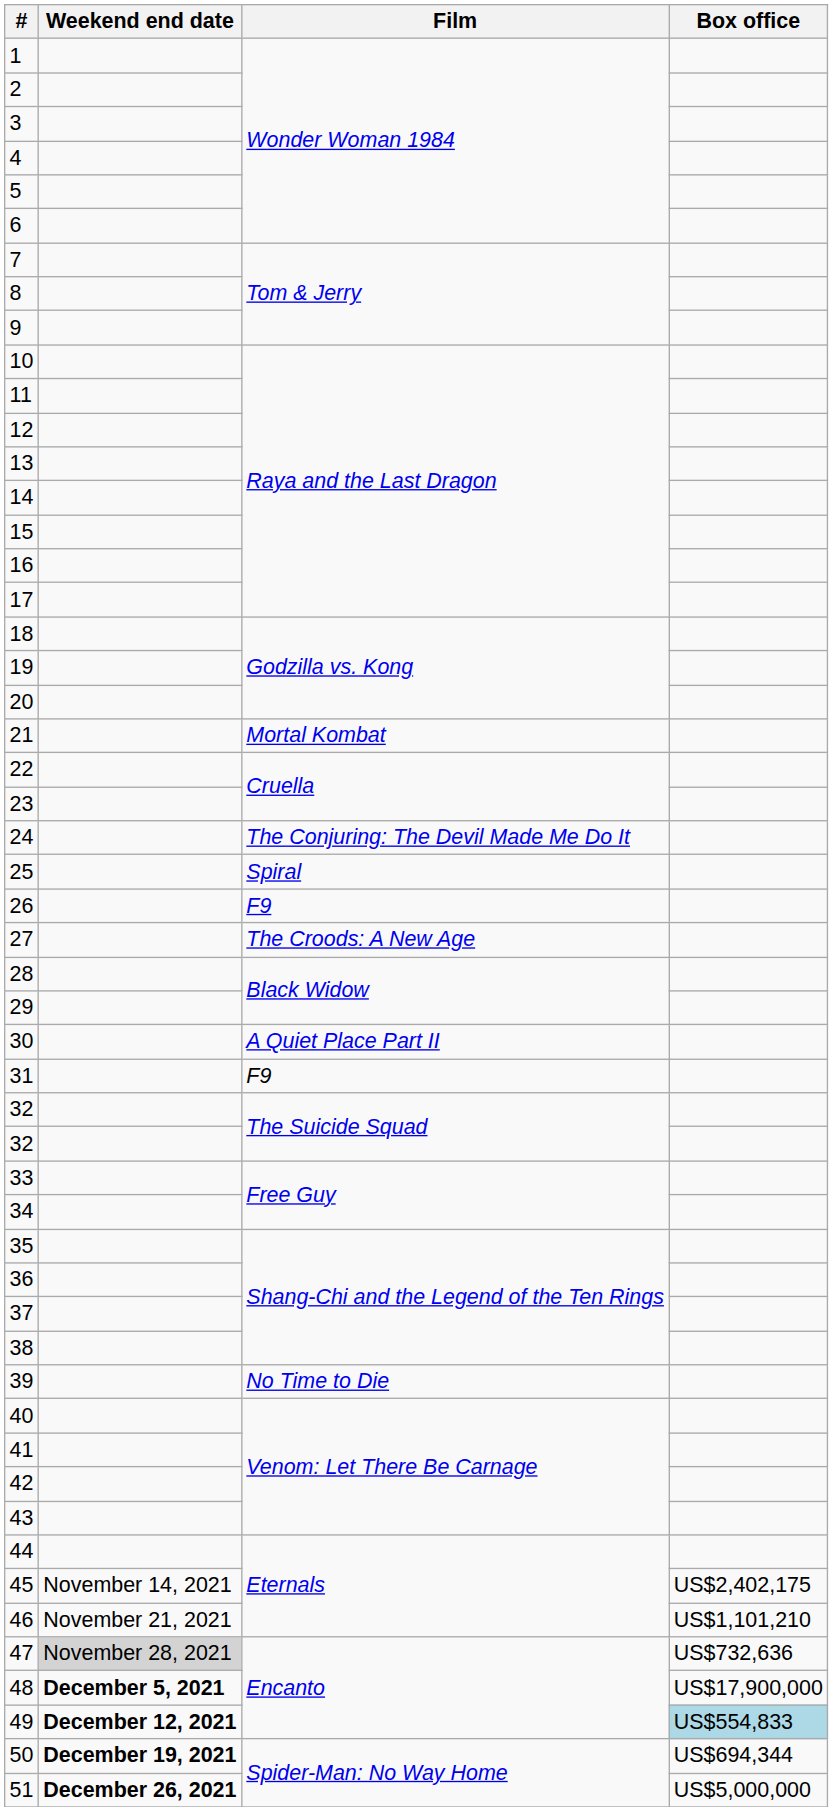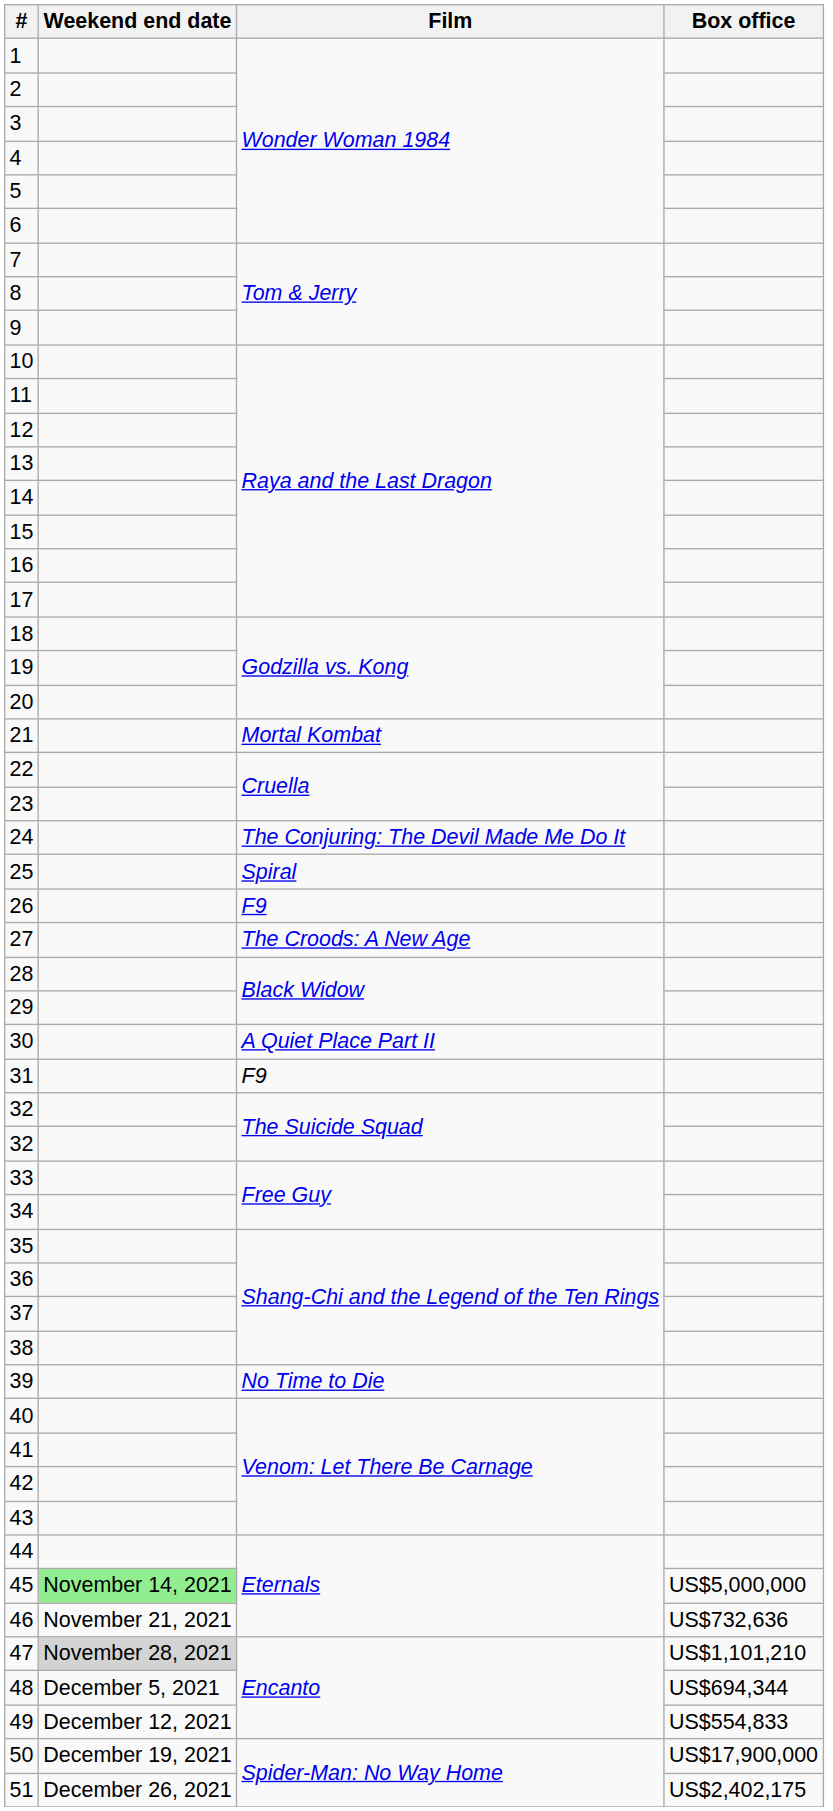(137, 1585) no background -> (137, 1585) lightgreen background
(742, 1585) US$2,402,175 -> (738, 1585) US$5,000,000
(742, 1619) US$1,101,210 -> (729, 1619) US$732,636
(733, 1653) US$732,636 -> (738, 1653) US$1,101,210
(134, 1687) bold -> (132, 1687) normal
(748, 1687) US$17,900,000 -> (729, 1687) US$694,344
(140, 1721) bold -> (137, 1721) normal
(733, 1721) lightblue background -> (729, 1721) no background
(140, 1755) bold -> (137, 1755) normal
(733, 1755) US$694,344 -> (744, 1755) US$17,900,000
(140, 1789) bold -> (137, 1789) normal
(742, 1789) US$5,000,000 -> (738, 1789) US$2,402,175
